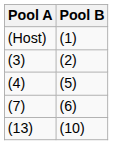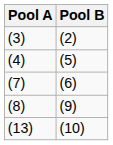- row: (27, 38)
+ row: (16, 106)
